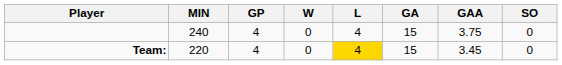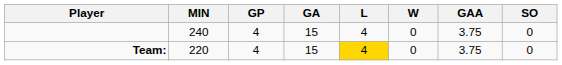columns swapped: (308, 13) <-> (410, 13)
(470, 50) 3.45 -> (470, 50) 3.75
